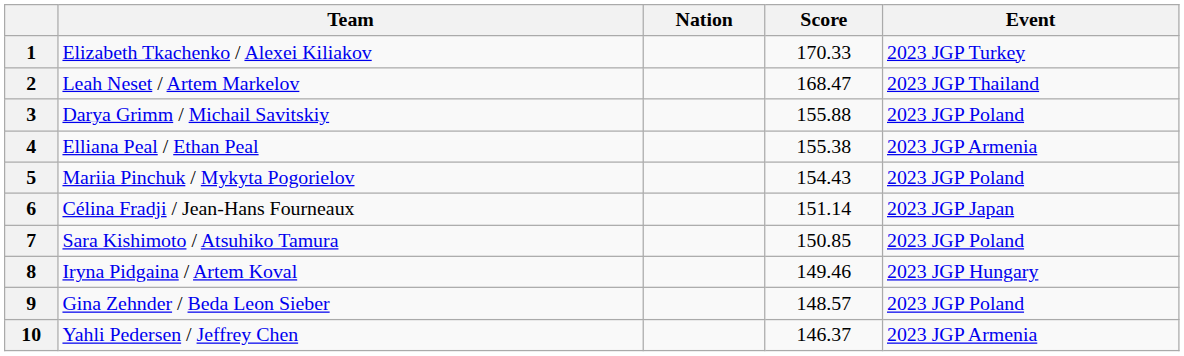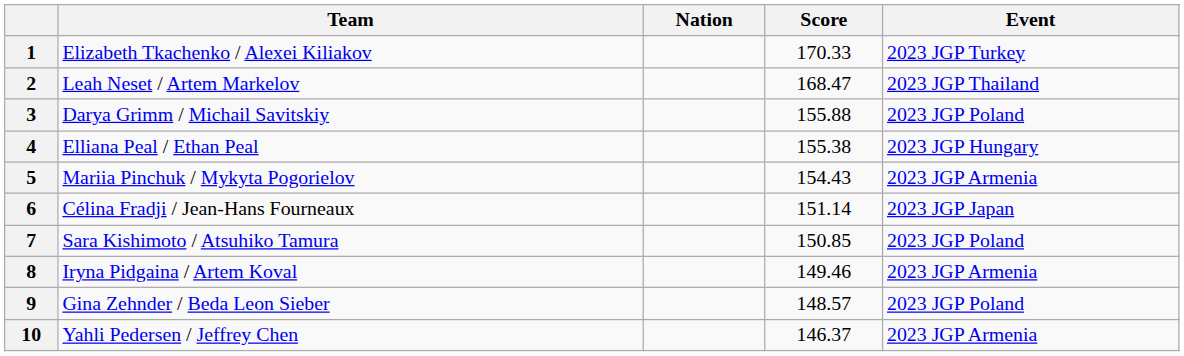(962, 146) 2023 JGP Armenia -> (963, 146) 2023 JGP Hungary
(956, 177) 2023 JGP Poland -> (962, 177) 2023 JGP Armenia
(963, 271) 2023 JGP Hungary -> (962, 271) 2023 JGP Armenia
